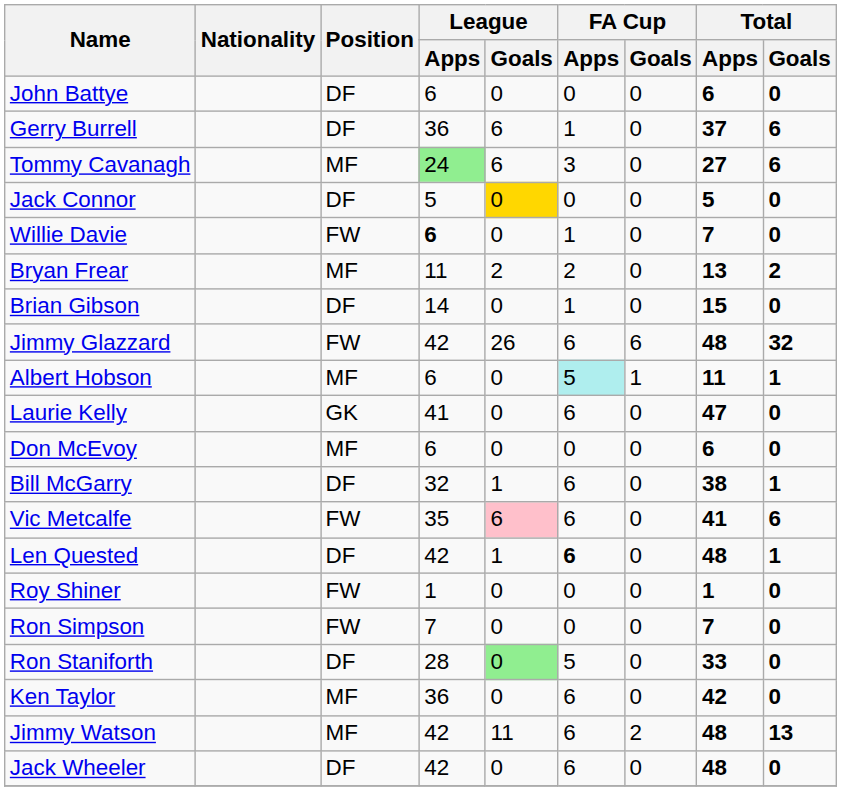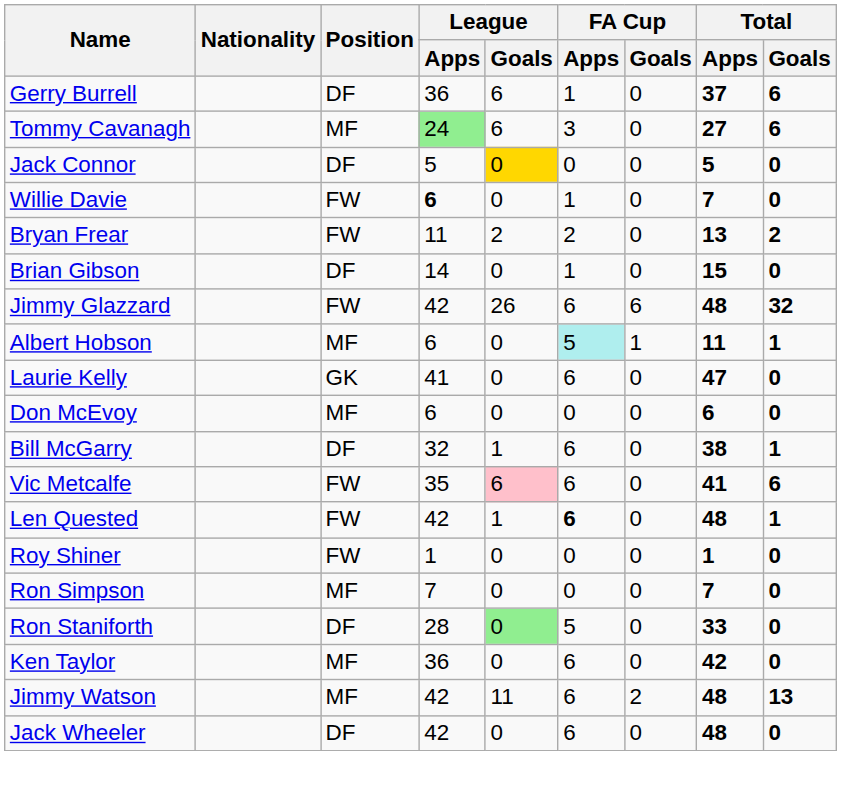- row: (69, 93)
(342, 270) MF -> (343, 235) FW
(340, 555) DF -> (343, 519) FW
(343, 626) FW -> (342, 590) MF
